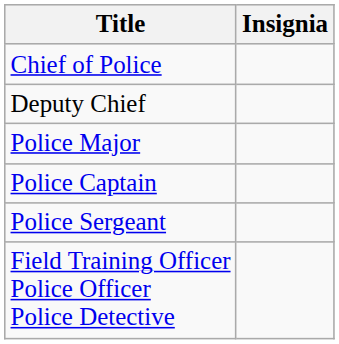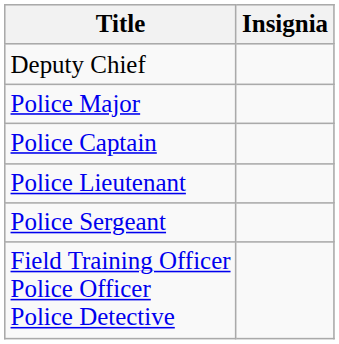- row: (86, 63)
+ row: (98, 182)
